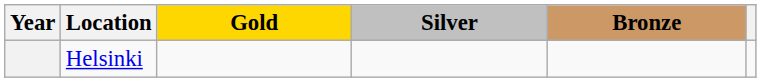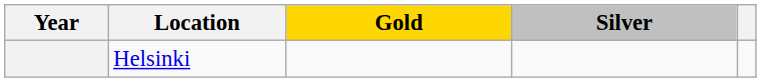- column: (647, 22)
